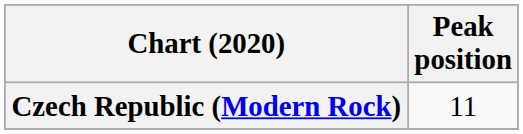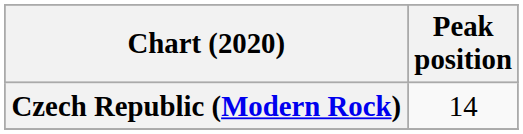(463, 105) 11 -> (463, 105) 14
